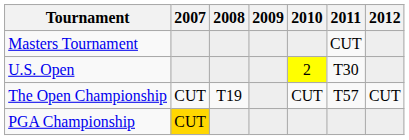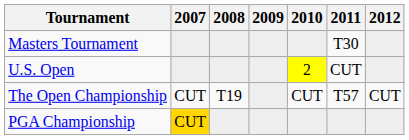(346, 43) CUT -> (346, 43) T30
(346, 69) T30 -> (346, 69) CUT
